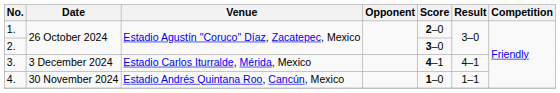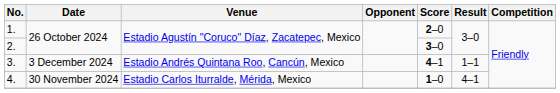(217, 63) Estadio Carlos Iturralde, Mérida, Mexico -> (234, 63) Estadio Andrés Quintana Roo, Cancún, Mexico
(470, 63) 4–1 -> (470, 63) 1–1
(234, 79) Estadio Andrés Quintana Roo, Cancún, Mexico -> (217, 79) Estadio Carlos Iturralde, Mérida, Mexico
(470, 79) 1–1 -> (470, 79) 4–1
